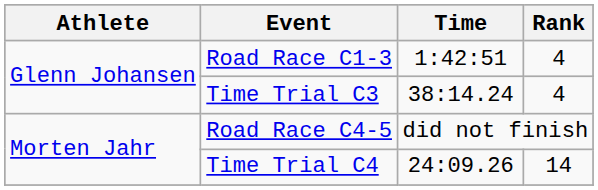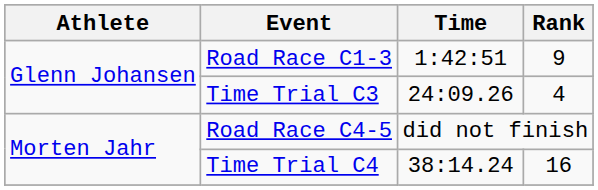(559, 59) 4 -> (559, 59) 9
(461, 95) 38:14.24 -> (461, 95) 24:09.26
(461, 167) 24:09.26 -> (461, 167) 38:14.24
(559, 167) 14 -> (559, 167) 16
